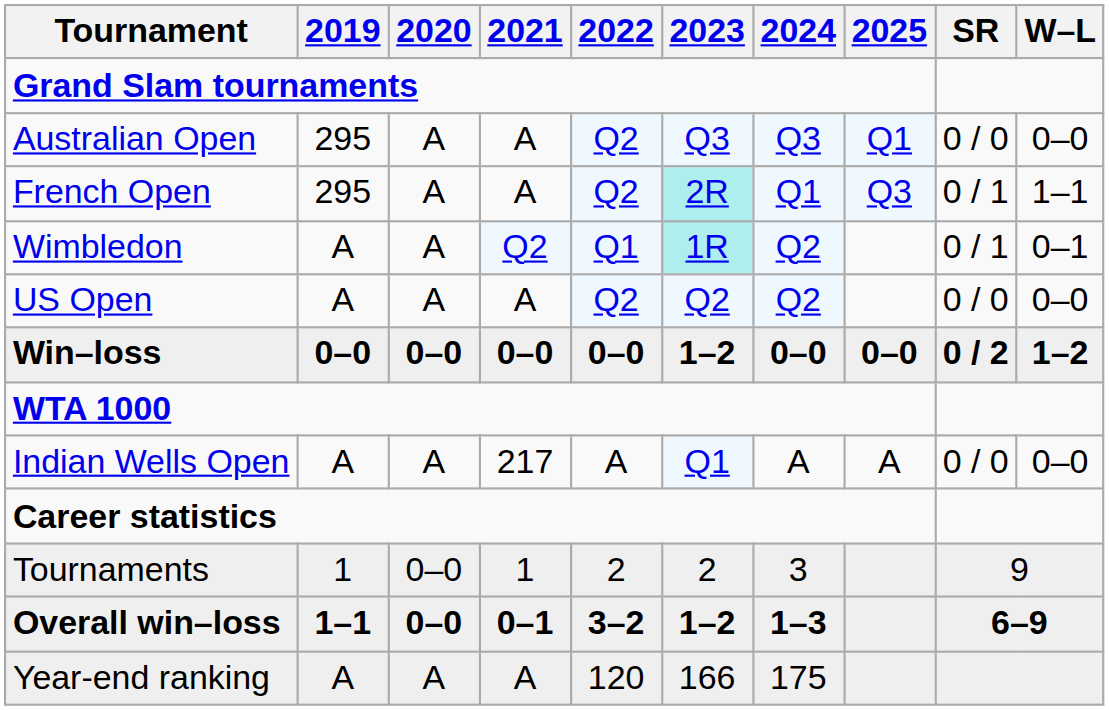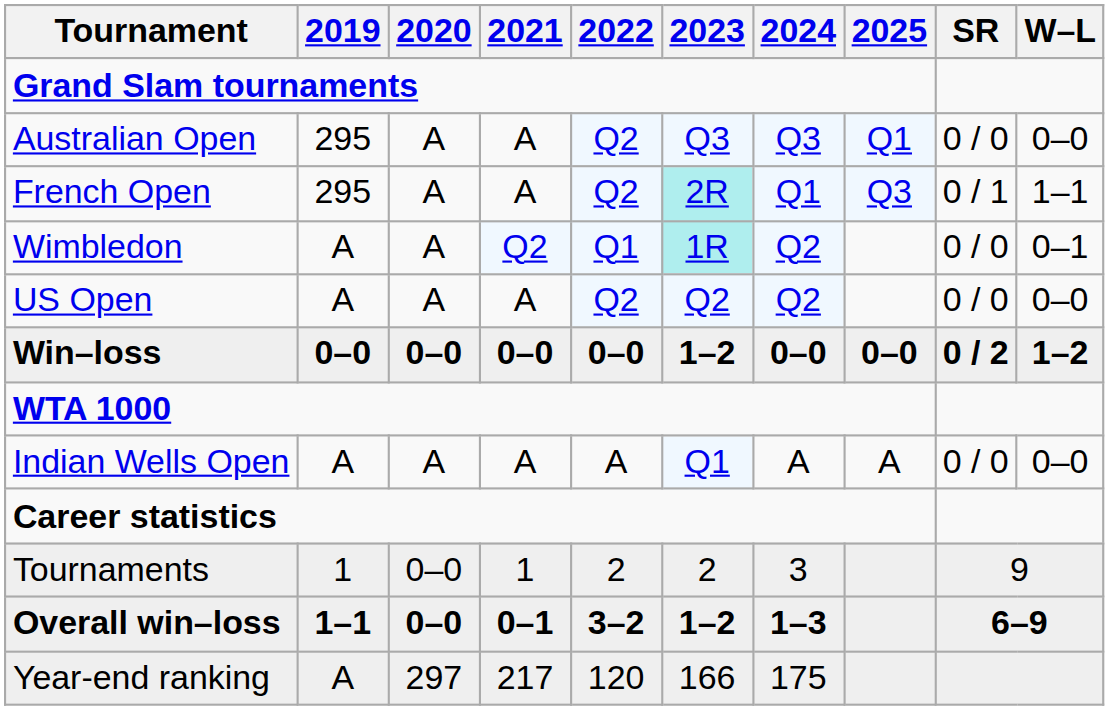(976, 246) 0 / 1 -> (976, 246) 0 / 0
(525, 461) 217 -> (525, 461) A
(434, 676) A -> (434, 676) 297
(525, 676) A -> (525, 676) 217
